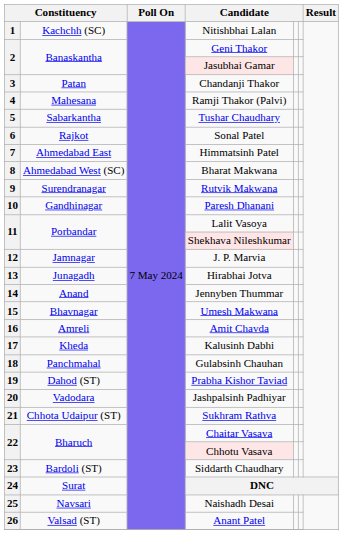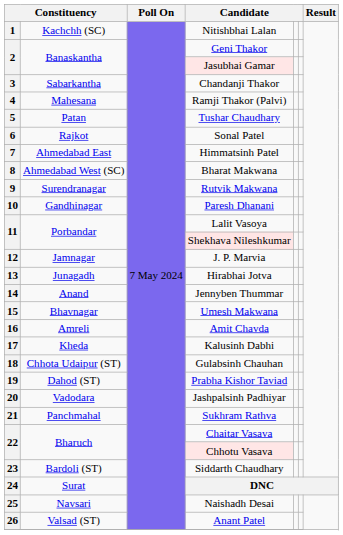(74, 83) Patan -> (74, 83) Sabarkantha
(74, 118) Sabarkantha -> (74, 118) Patan
(74, 363) Panchmahal -> (74, 363) Chhota Udaipur (ST)
(74, 415) Chhota Udaipur (ST) -> (74, 415) Panchmahal
